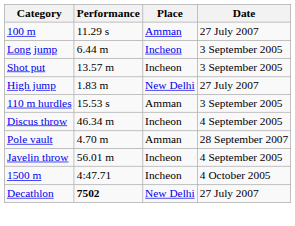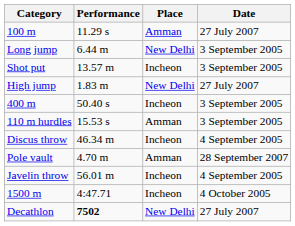(163, 49) Incheon -> (170, 49) New Delhi
+ row: (21, 103)
